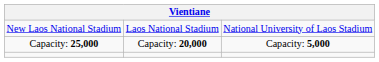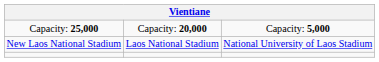rows swapped: (64, 28) <-> (64, 44)
